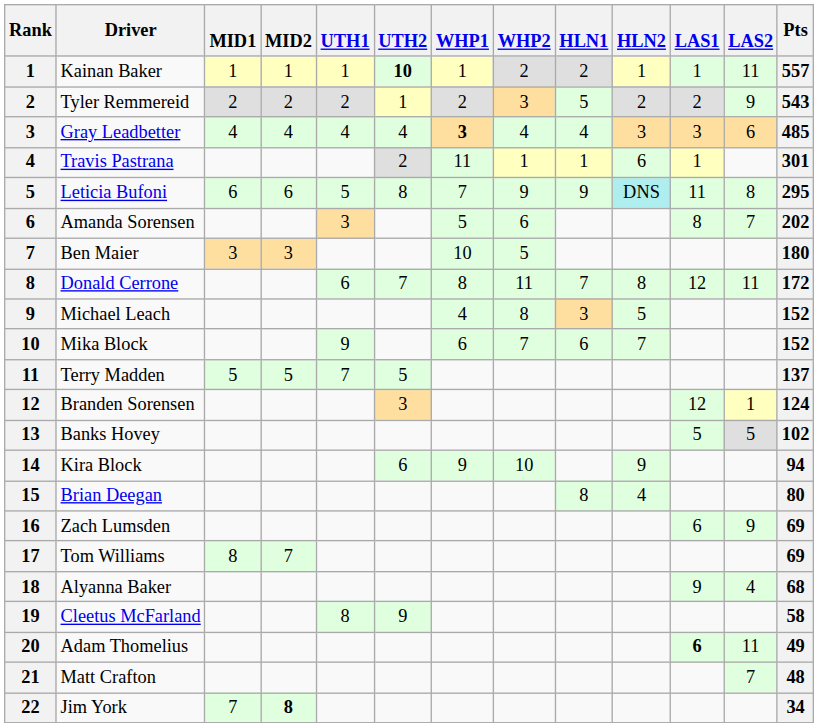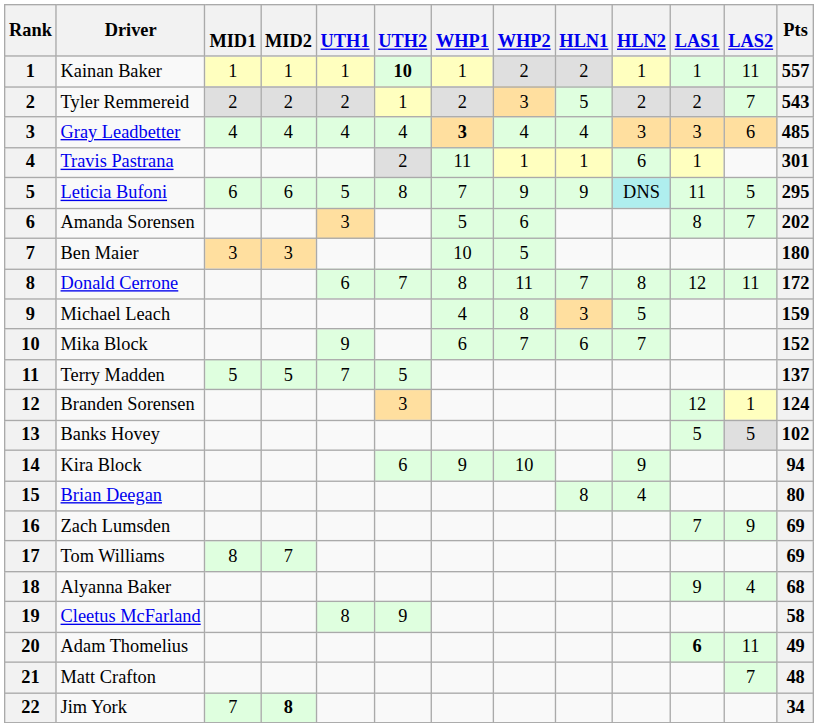(751, 101) 9 -> (751, 101) 7
(751, 192) 8 -> (751, 192) 5
(796, 313) 152 -> (796, 313) 159
(697, 525) 6 -> (697, 525) 7
